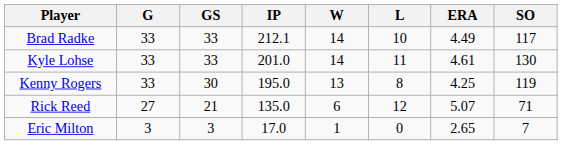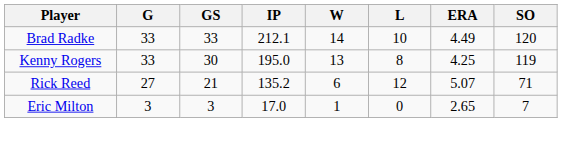(526, 38) 117 -> (526, 38) 120
- row: (60, 60)
(274, 106) 135.0 -> (274, 83) 135.2
